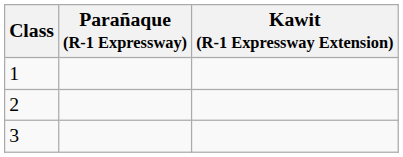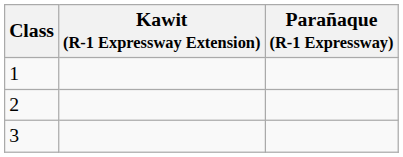columns swapped: (125, 31) <-> (295, 31)
